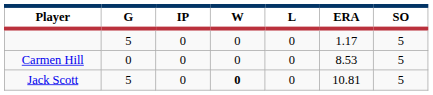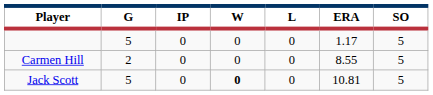(128, 60) 0 -> (128, 60) 2
(346, 60) 8.53 -> (346, 60) 8.55
